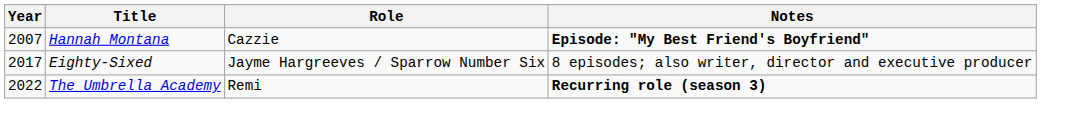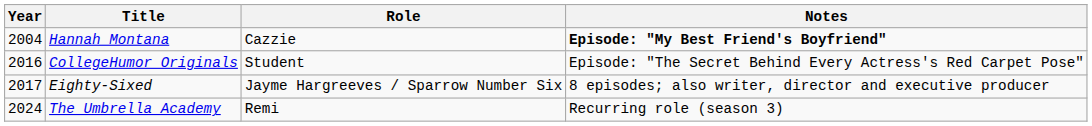(25, 40) 2007 -> (25, 40) 2004
+ row: (144, 63)
(25, 86) 2022 -> (25, 109) 2024
(659, 86) bold -> (676, 109) normal
